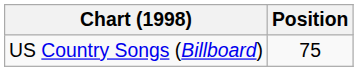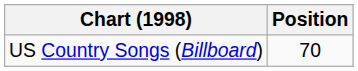(310, 50) 75 -> (310, 50) 70
